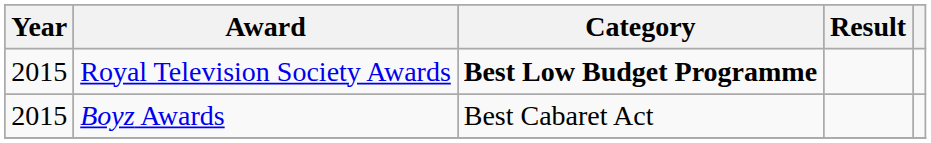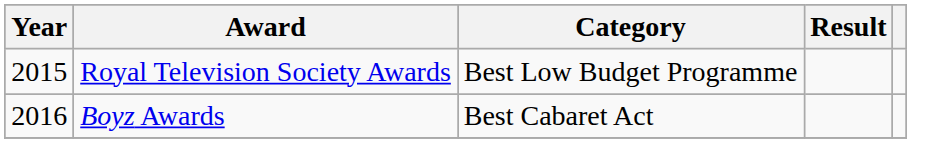(640, 71) bold -> (631, 71) normal
(39, 115) 2015 -> (39, 115) 2016
